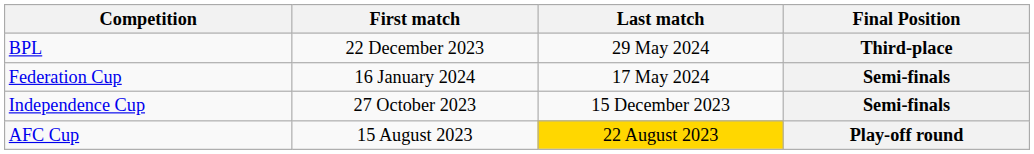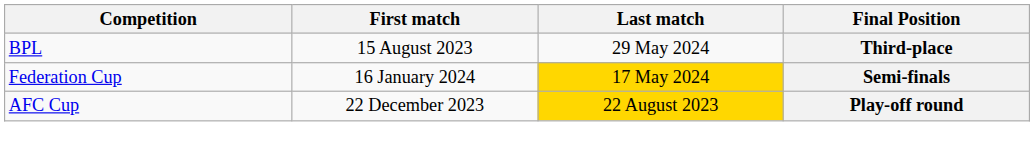(415, 47) 22 December 2023 -> (415, 47) 15 August 2023
(661, 76) no background -> (661, 76) gold background
- row: (77, 105)
(415, 134) 15 August 2023 -> (415, 105) 22 December 2023
